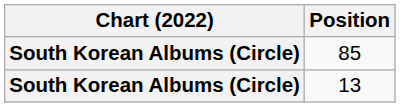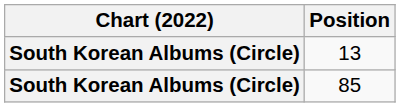rows swapped: (350, 85) <-> (350, 53)
